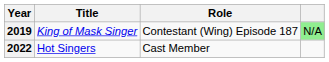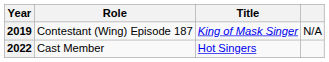columns swapped: (87, 13) <-> (220, 13)
(313, 31) lightgreen background -> (313, 31) no background
